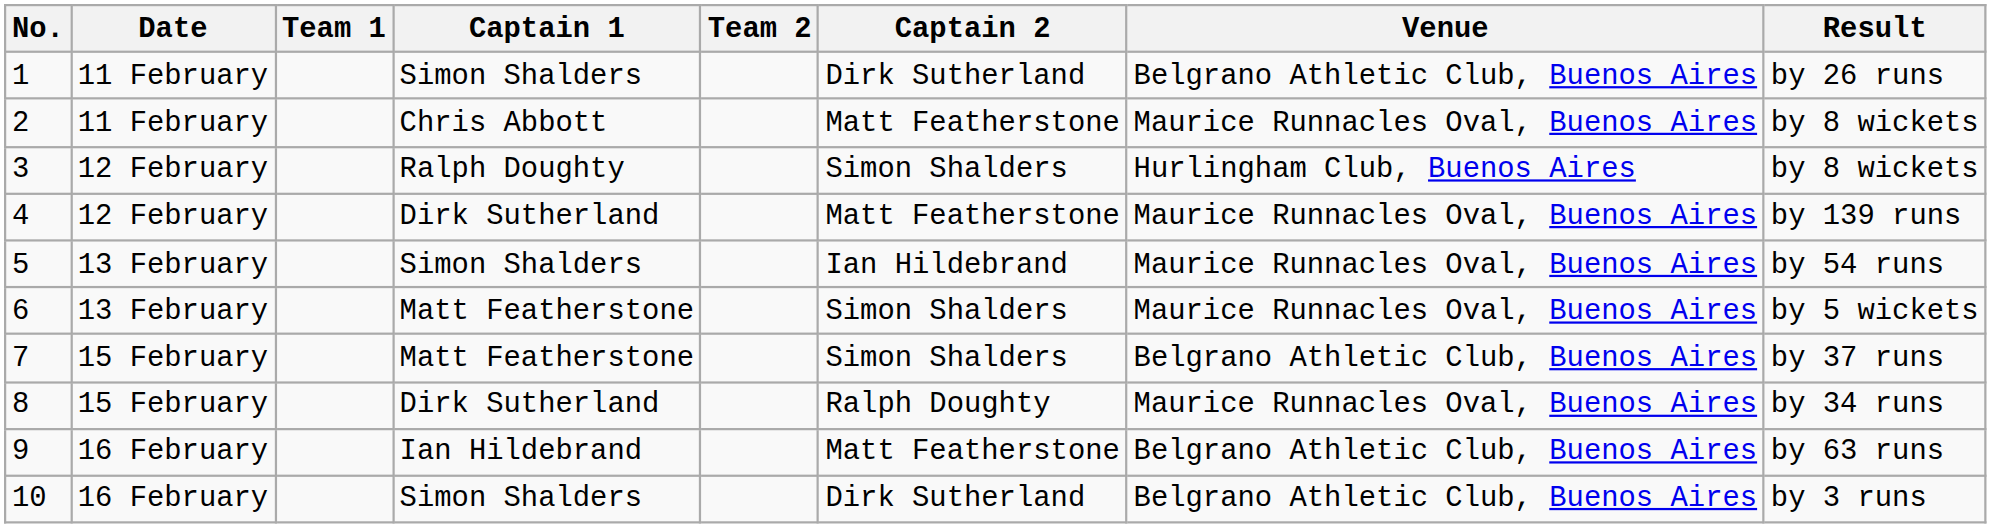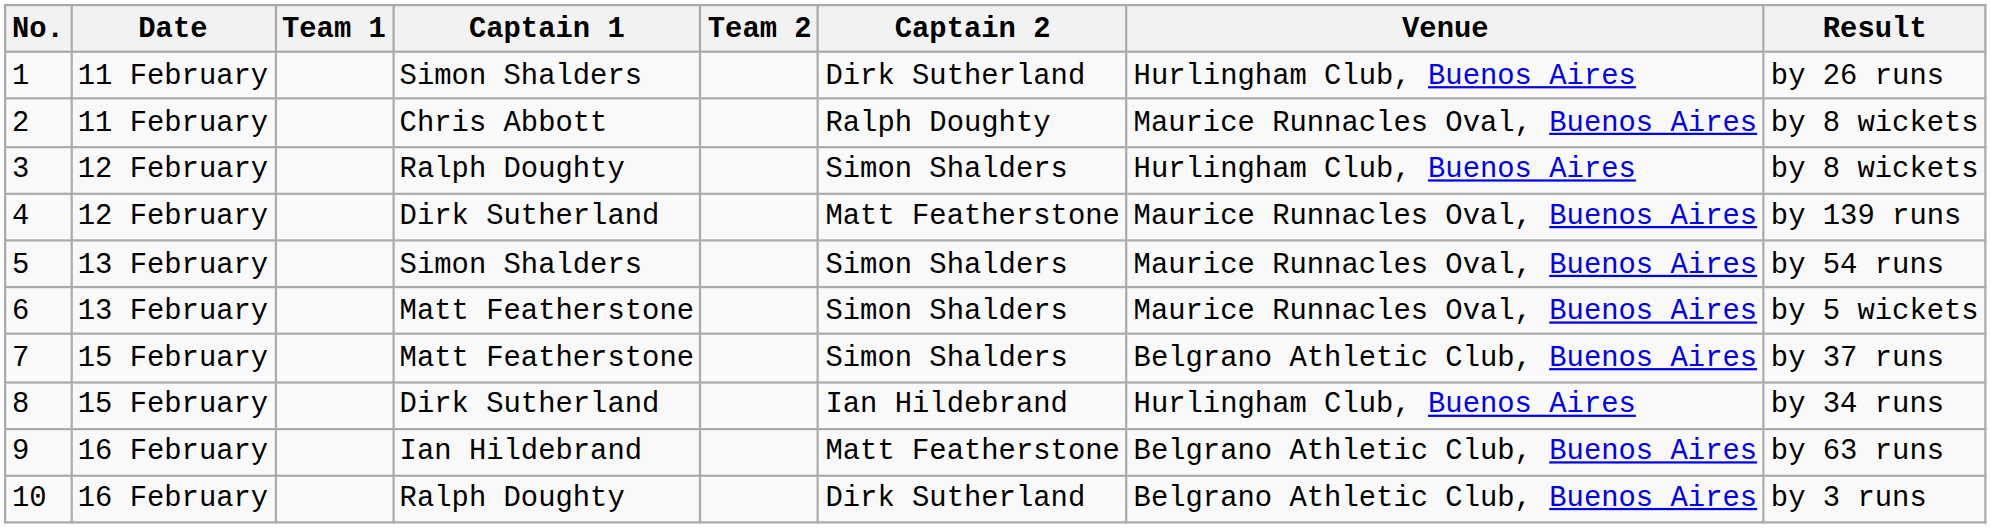(1445, 76) Belgrano Athletic Club, Buenos Aires -> (1385, 76) Hurlingham Club, Buenos Aires
(973, 123) Matt Featherstone -> (938, 123) Ralph Doughty
(947, 264) Ian Hildebrand -> (947, 264) Simon Shalders
(938, 405) Ralph Doughty -> (947, 405) Ian Hildebrand
(1445, 405) Maurice Runnacles Oval, Buenos Aires -> (1385, 405) Hurlingham Club, Buenos Aires
(521, 499) Simon Shalders -> (512, 499) Ralph Doughty
